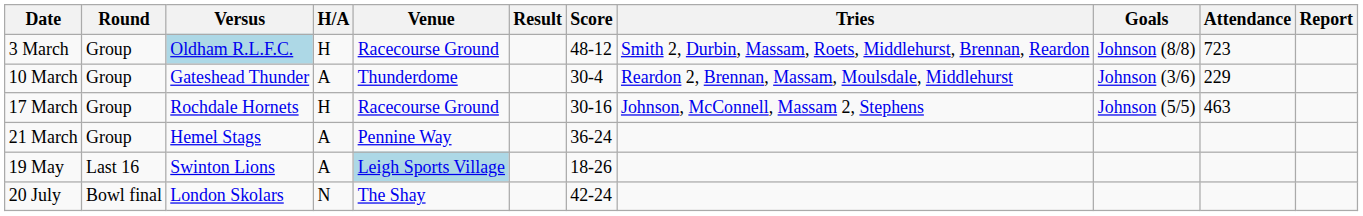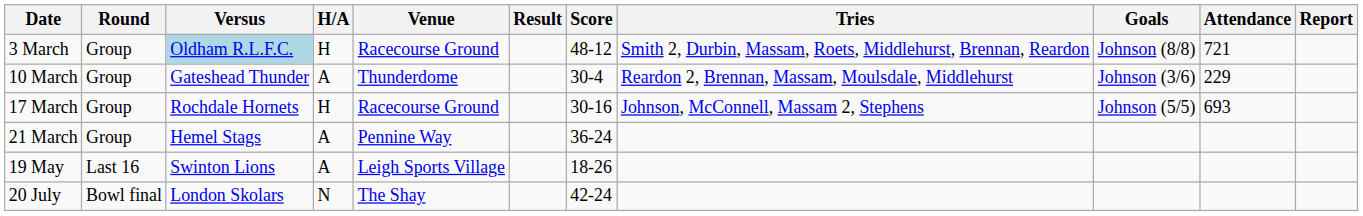(1217, 49) 723 -> (1217, 49) 721
(1217, 107) 463 -> (1217, 107) 693
(431, 166) lightblue background -> (431, 166) no background
